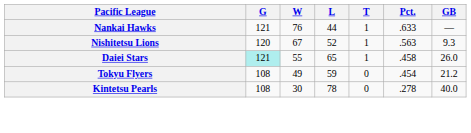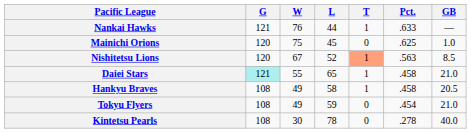+ row: (125, 43)
(366, 43) no background -> (366, 58) lightsalmon background
(449, 43) 9.3 -> (449, 58) 8.5
(449, 58) 26.0 -> (449, 74) 21.0
+ row: (125, 89)
(449, 74) 21.2 -> (449, 105) 21.0
